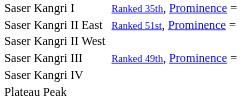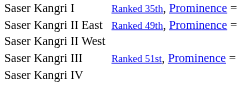(174, 24) Ranked 51st, Prominence = -> (174, 24) Ranked 49th, Prominence =
(174, 58) Ranked 49th, Prominence = -> (174, 58) Ranked 51st, Prominence =
- row: (36, 91)
